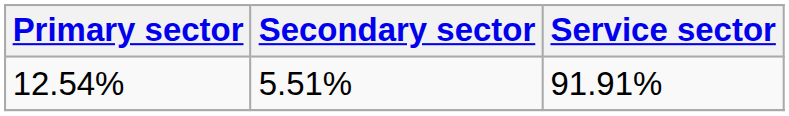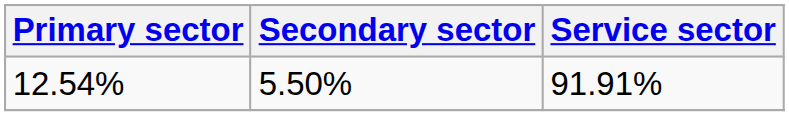(305, 82) 5.51% -> (305, 82) 5.50%
